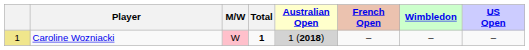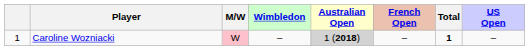columns swapped: (262, 17) <-> (431, 17)
(17, 38) khaki background -> (17, 38) no background
